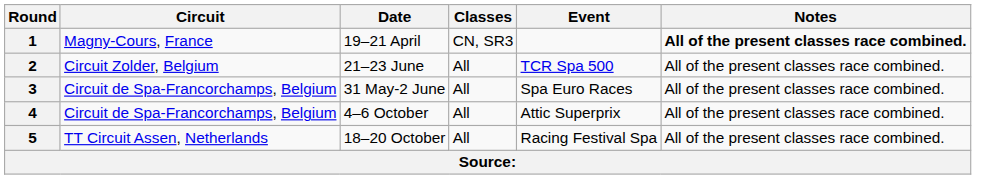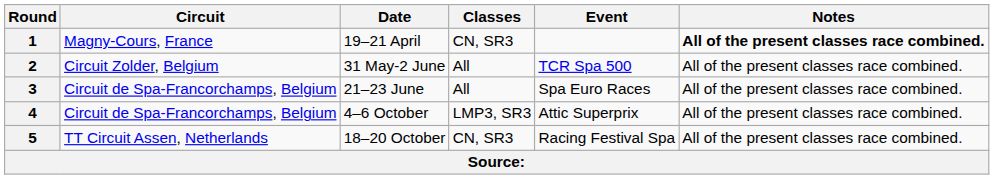(384, 65) 21–23 June -> (395, 65) 31 May-2 June
(395, 89) 31 May-2 June -> (384, 89) 21–23 June
(461, 113) All -> (492, 113) LMP3, SR3
(461, 137) All -> (483, 137) CN, SR3
